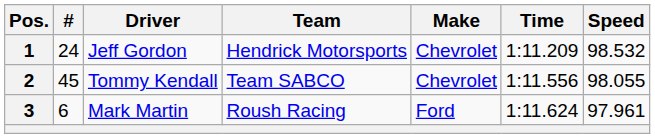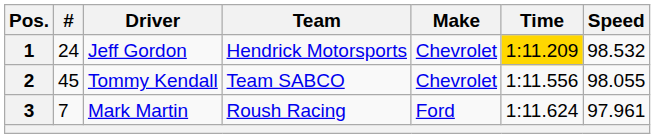(542, 50) no background -> (542, 50) gold background
(63, 110) 6 -> (63, 110) 7
